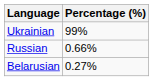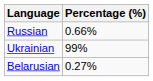rows swapped: (31, 31) <-> (27, 48)
